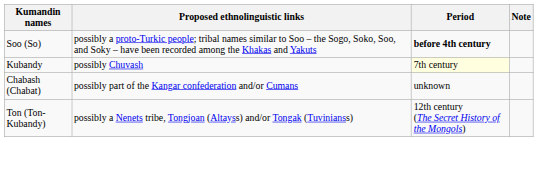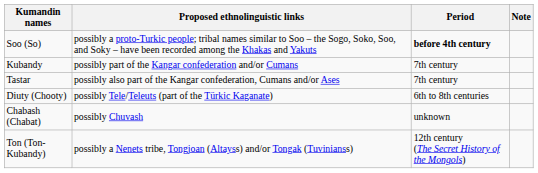(109, 65) possibly Chuvash -> (186, 65) possibly part of the Kangar confederation and/or Cumans
(436, 65) lightyellow background -> (436, 65) no background
+ row: (18, 80)
+ row: (37, 96)
(186, 86) possibly part of the Kangar confederation and/or Cumans -> (109, 117) possibly Chuvash
